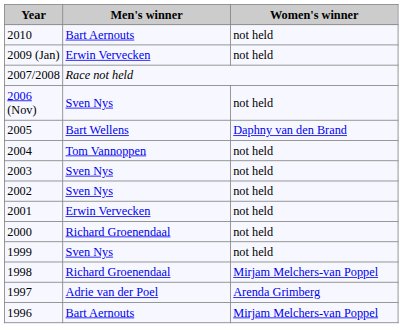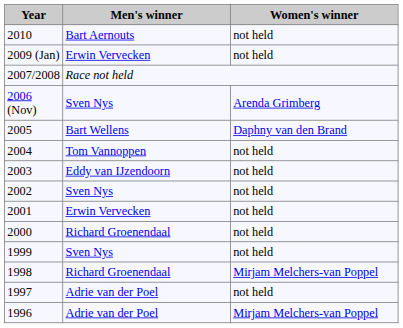(253, 102) not held -> (277, 102) Arenda Grimberg
(89, 170) Sven Nys -> (118, 170) Eddy van IJzendoorn
(277, 292) Arenda Grimberg -> (253, 292) not held
(100, 312) Bart Aernouts -> (112, 312) Adrie van der Poel
